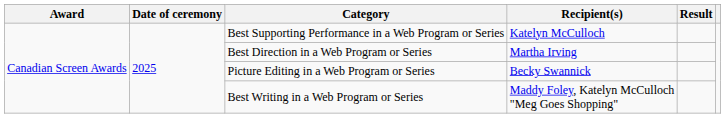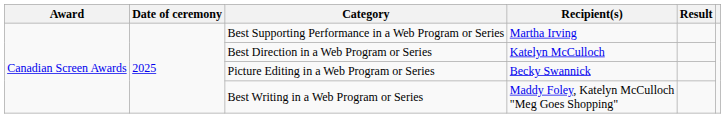(557, 33) Katelyn McCulloch -> (543, 33) Martha Irving
(543, 52) Martha Irving -> (557, 52) Katelyn McCulloch
